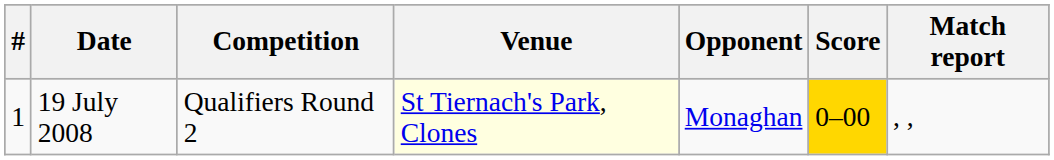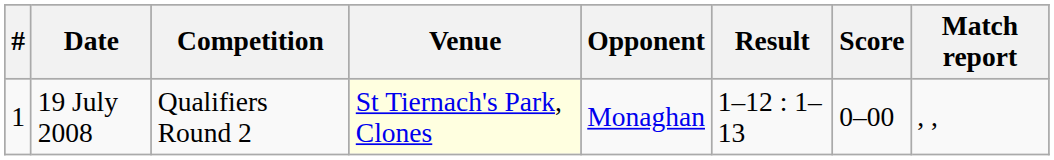+ column: (772, 41)
(843, 116) gold background -> (867, 116) no background
